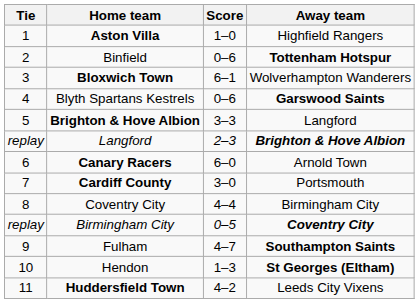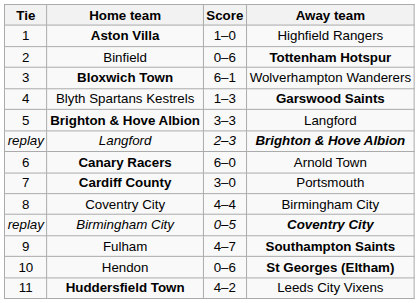(225, 99) 0–6 -> (225, 99) 1–3
(225, 267) 1–3 -> (225, 267) 0–6
